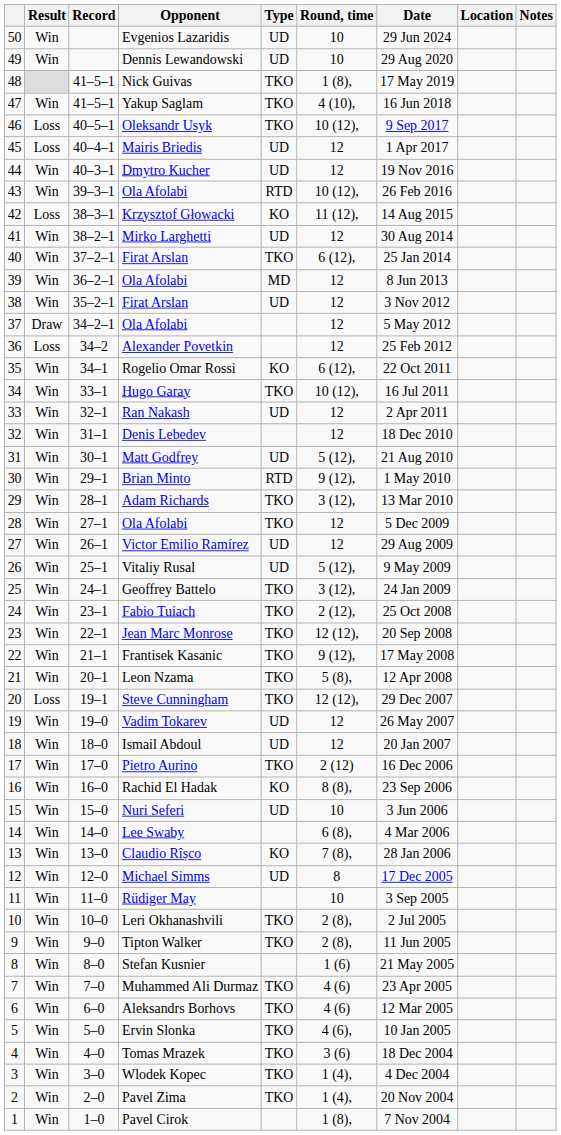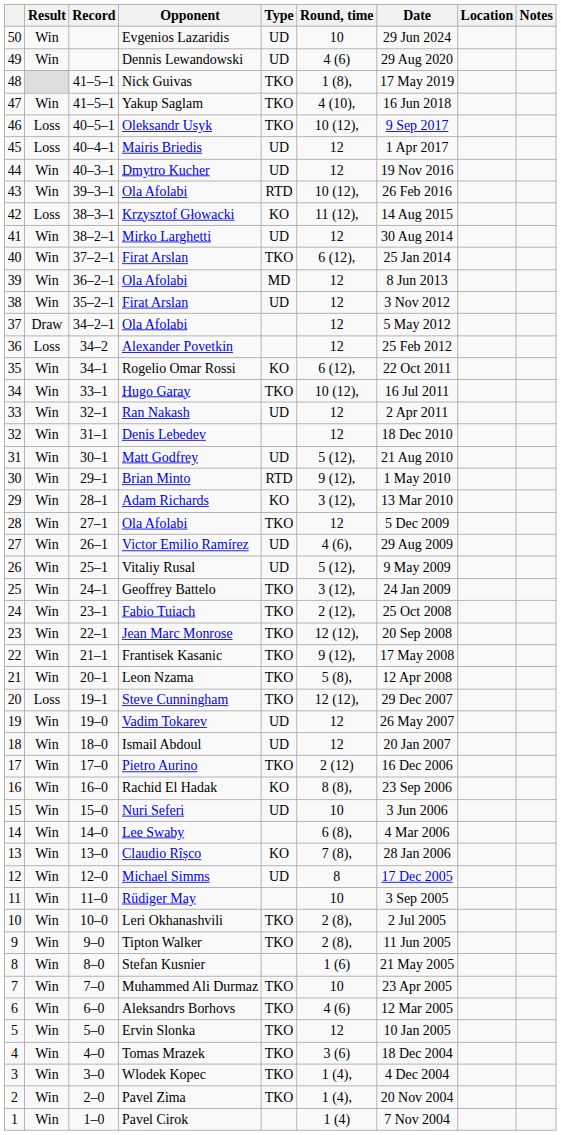(337, 59) 10 -> (337, 59) 4 (6)
(279, 501) TKO -> (279, 501) KO
(337, 545) 12 -> (337, 545) 4 (6),
(337, 986) 4 (6) -> (337, 986) 10
(337, 1031) 4 (6), -> (337, 1031) 12
(337, 1119) 1 (8), -> (337, 1119) 1 (4)
